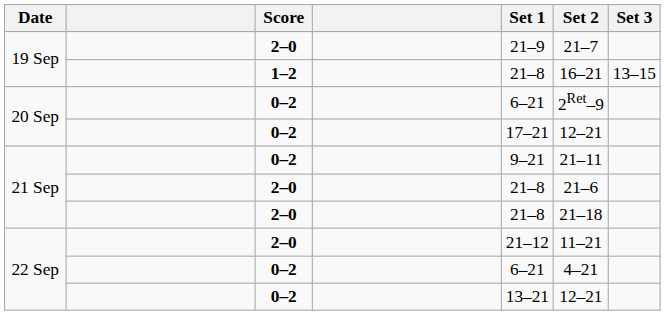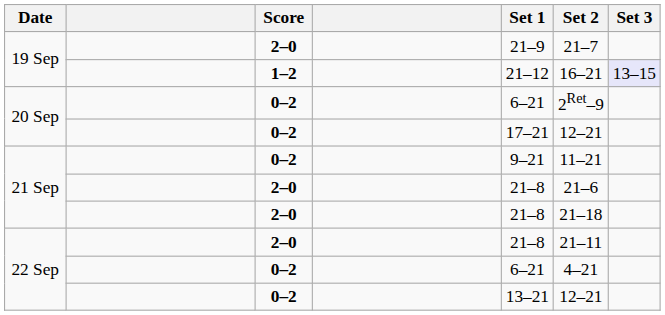(527, 73) 21–8 -> (527, 73) 21–12
(634, 73) no background -> (634, 73) lavender background
(581, 159) 21–11 -> (581, 159) 11–21
(527, 242) 21–12 -> (527, 242) 21–8
(581, 242) 11–21 -> (581, 242) 21–11
